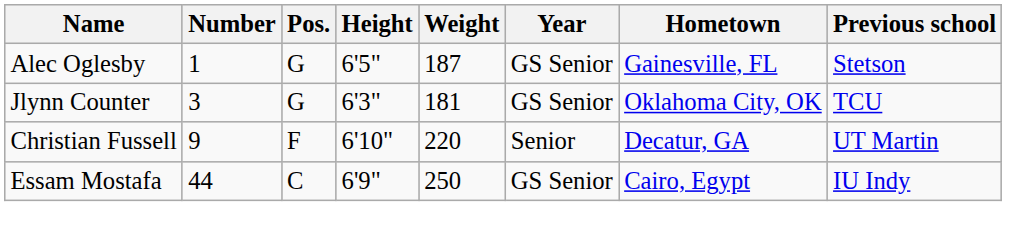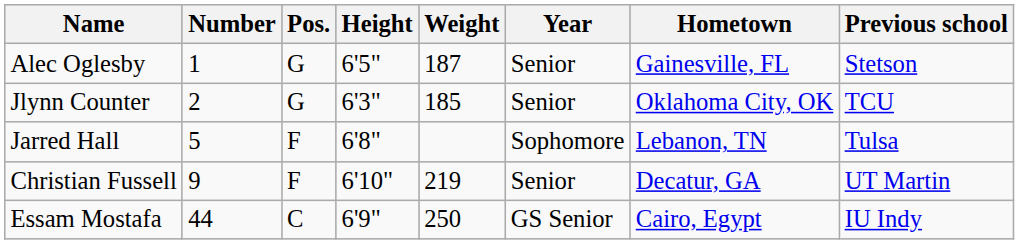(562, 63) GS Senior -> (543, 63) Senior
(194, 102) 3 -> (194, 102) 2
(443, 102) 181 -> (443, 102) 185
(562, 102) GS Senior -> (543, 102) Senior
+ row: (65, 141)
(443, 141) 220 -> (443, 180) 219
